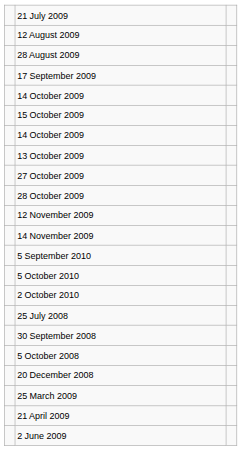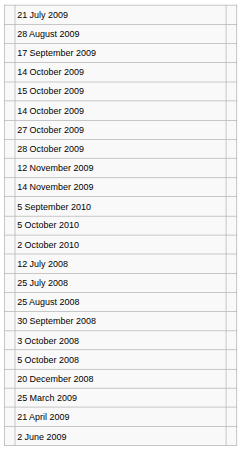- row: (10, 35)
- row: (10, 155)
+ row: (10, 264)
+ row: (10, 302)
+ row: (10, 340)
